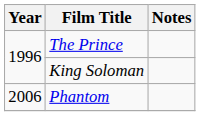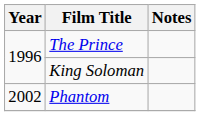(25, 96) 2006 -> (25, 96) 2002
